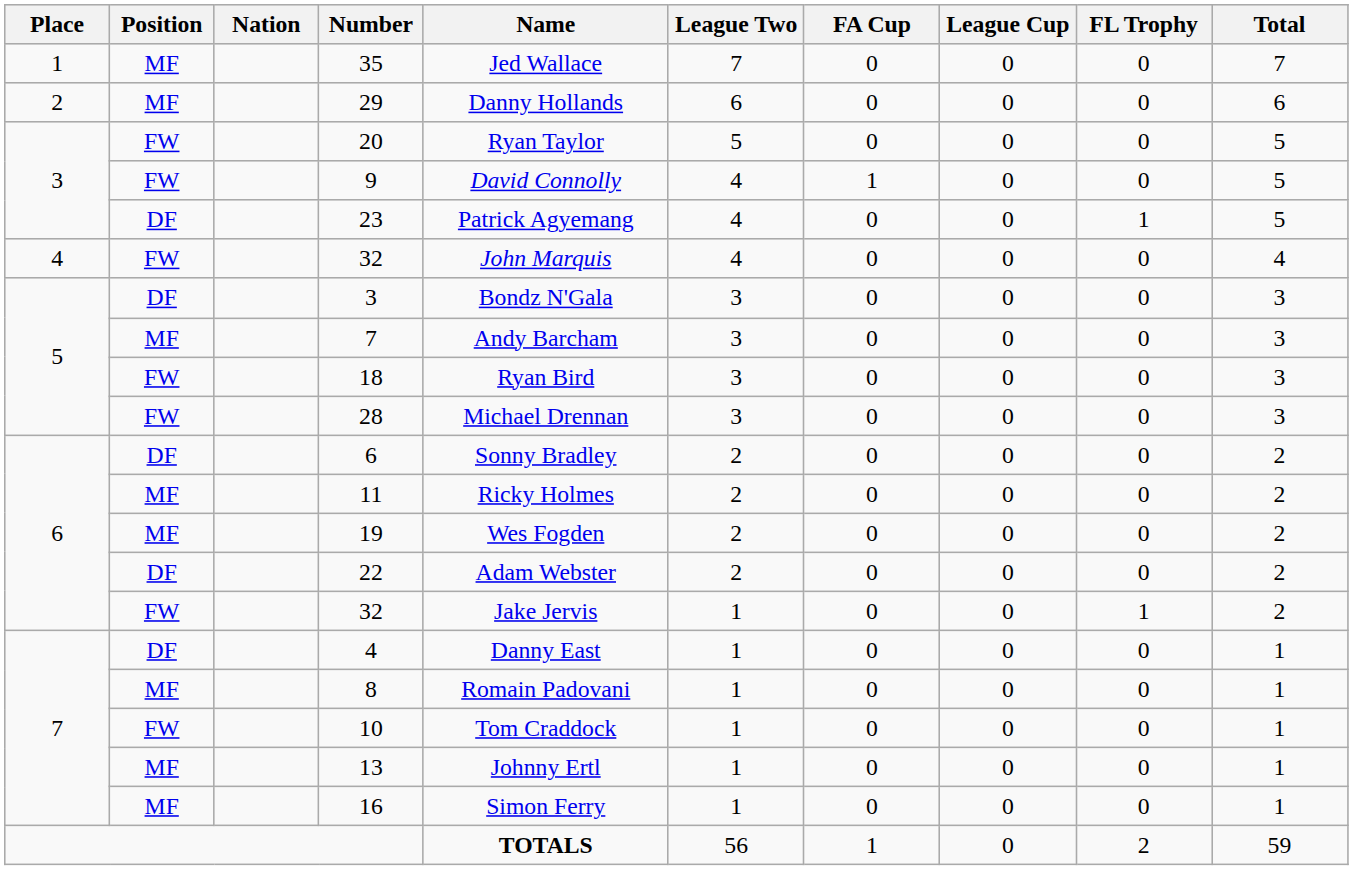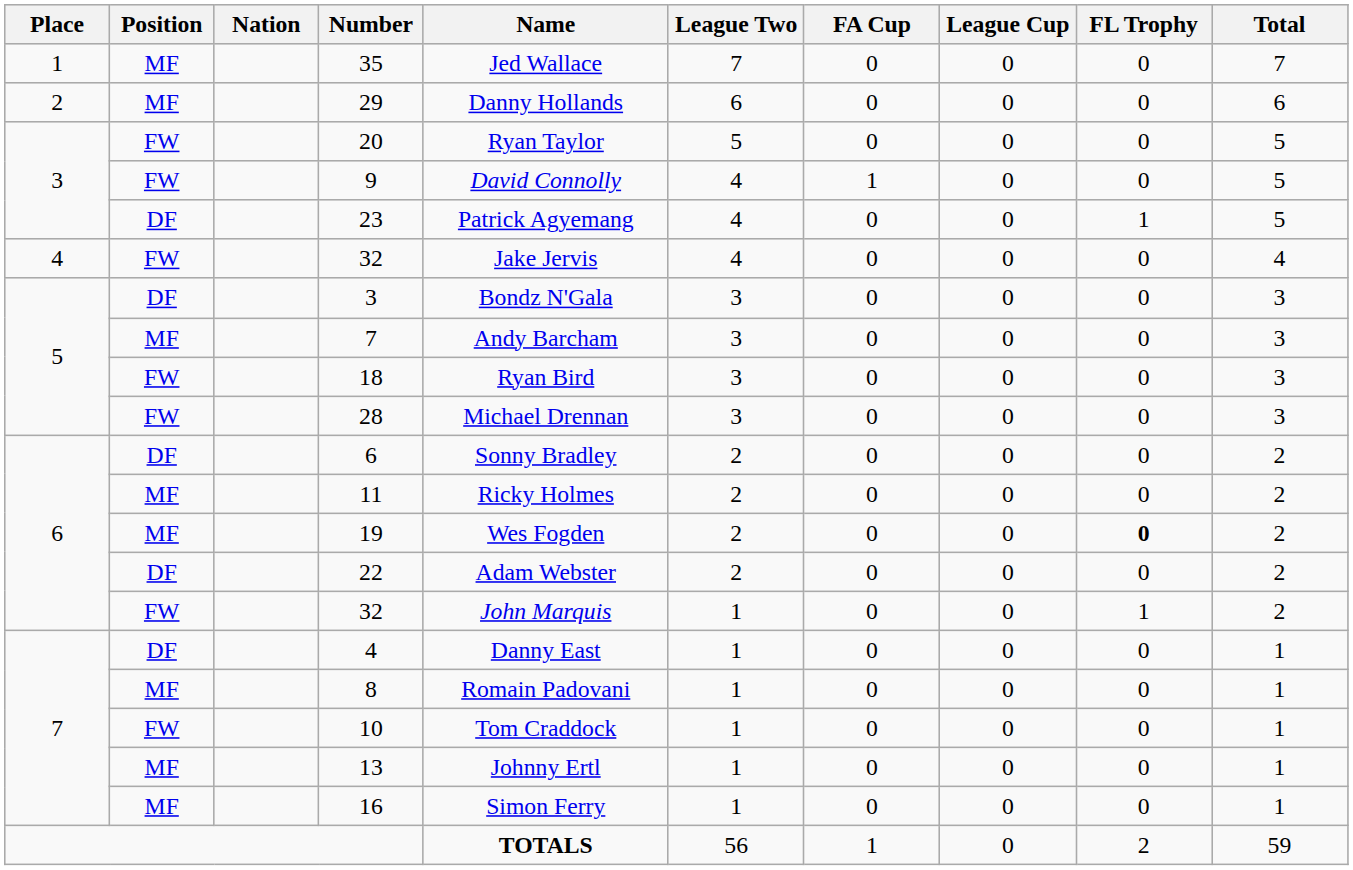(546, 258) John Marquis -> (546, 258) Jake Jervis
(1144, 532) normal -> (1144, 532) bold
(546, 610) Jake Jervis -> (546, 610) John Marquis
